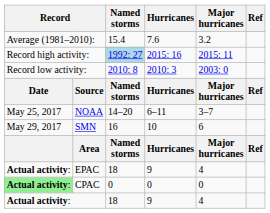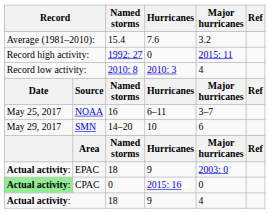(125, 54) lightblue background -> (125, 54) no background
(164, 54) 2015: 16 -> (149, 54) 0
(213, 70) 2003: 0 -> (201, 70) 4
(120, 112) 14–20 -> (113, 112) 16
(113, 127) 16 -> (120, 127) 14–20
(201, 169) 4 -> (213, 169) 2003: 0
(149, 185) 0 -> (164, 185) 2015: 16
